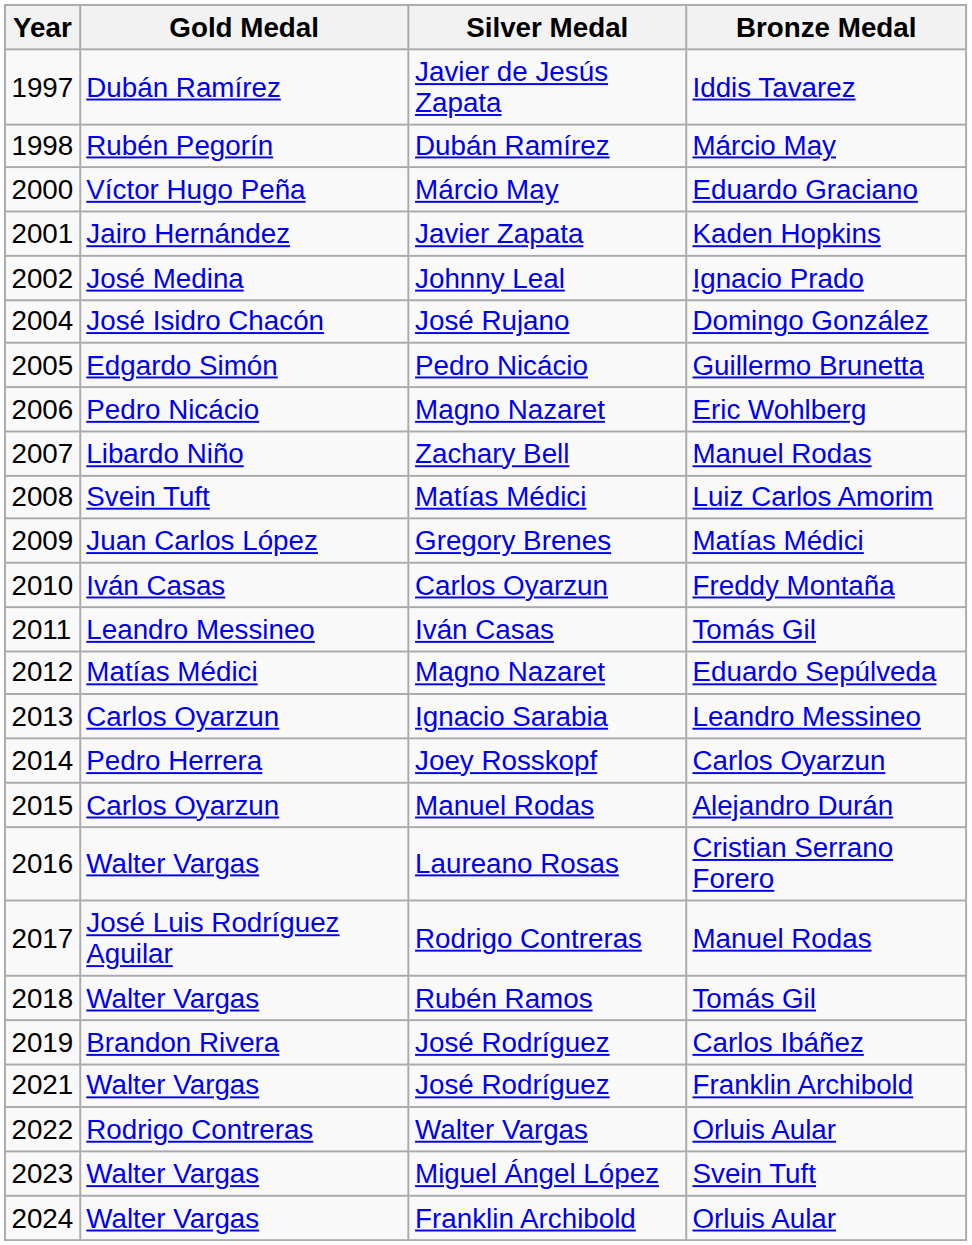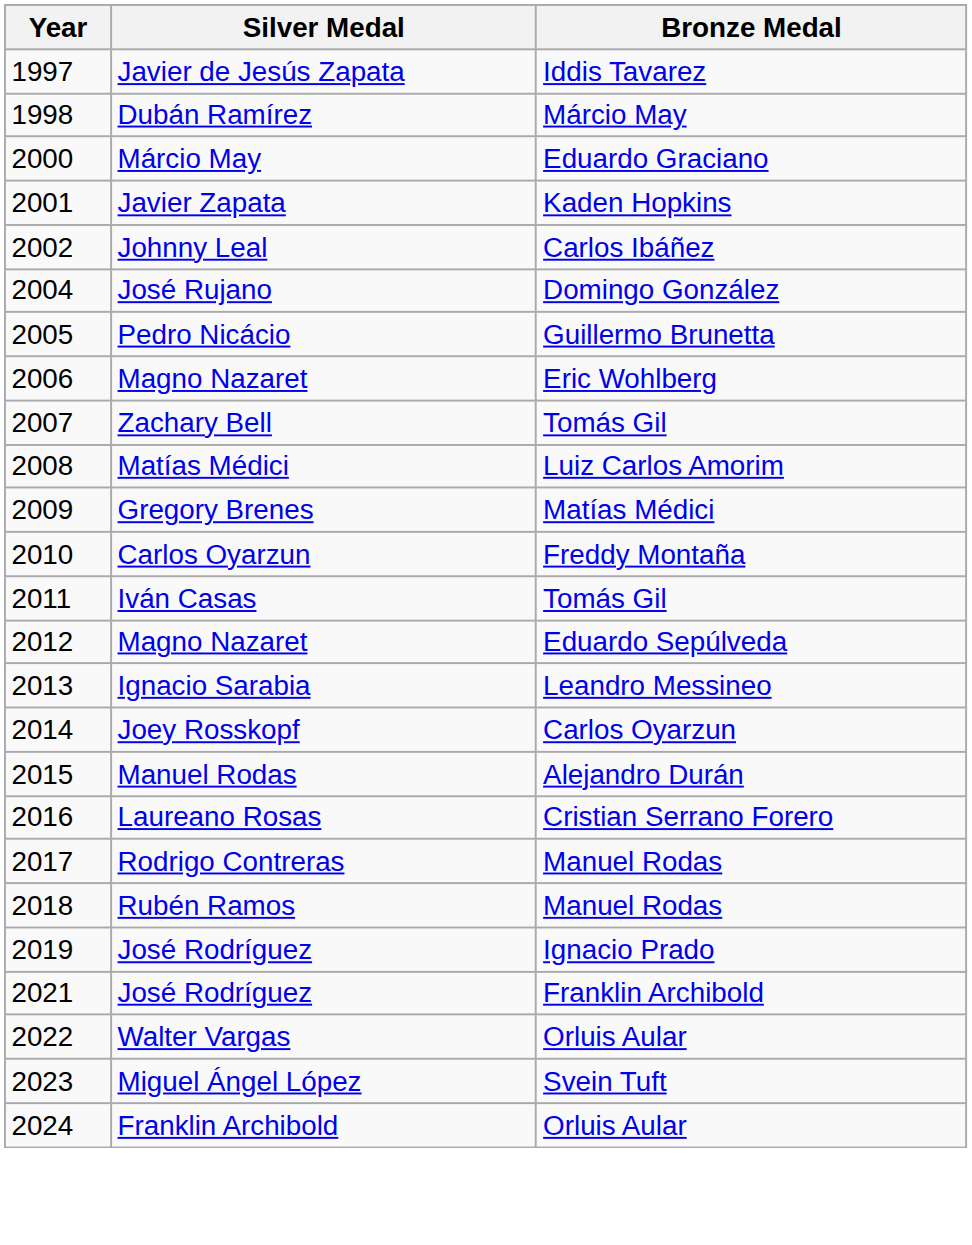- column: (244, 27)
(778, 278) Ignacio Prado -> (629, 247) Carlos Ibáñez
(782, 453) Manuel Rodas -> (605, 422) Tomás Gil
(754, 998) Tomás Gil -> (633, 905) Manuel Rodas
(778, 1042) Carlos Ibáñez -> (629, 949) Ignacio Prado
